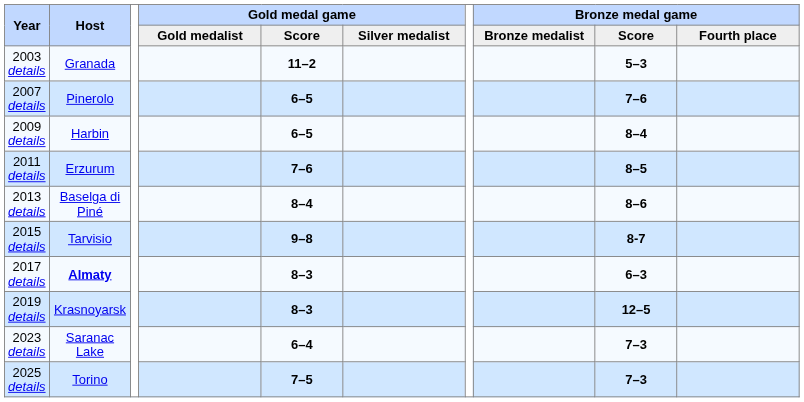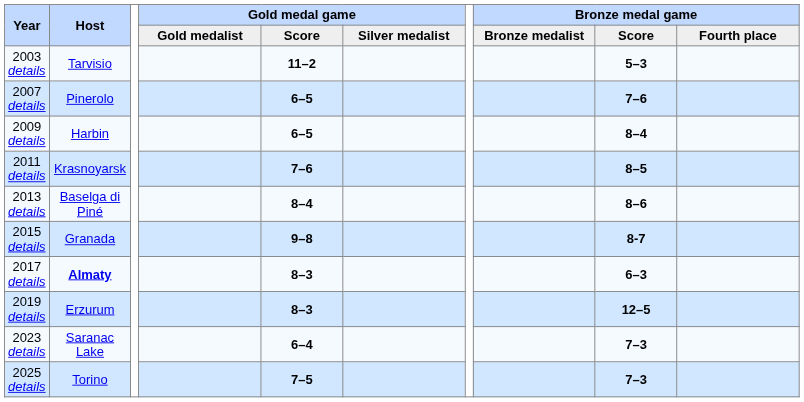(90, 63) Granada -> (90, 63) Tarvisio
(90, 169) Erzurum -> (90, 169) Krasnoyarsk
(90, 239) Tarvisio -> (90, 239) Granada
(90, 309) Krasnoyarsk -> (90, 309) Erzurum
